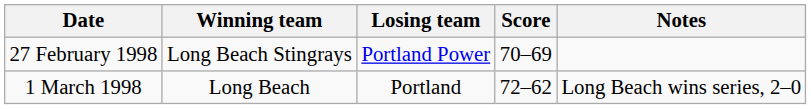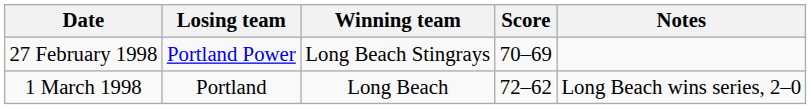columns swapped: (259, 20) <-> (426, 20)
